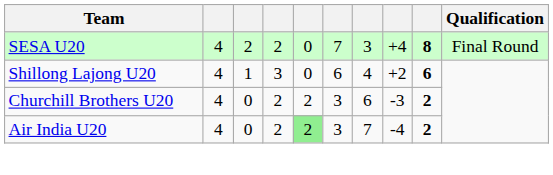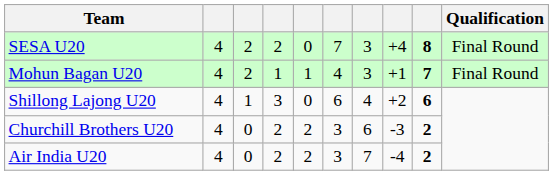+ row: (75, 73)
(308, 128) lightgreen background -> (308, 156) no background
